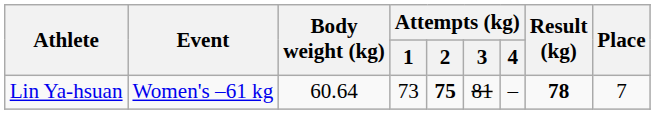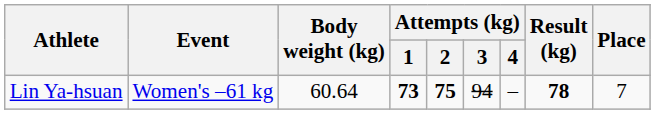(408, 92) normal -> (408, 92) bold
(482, 92) 81 -> (482, 92) 94
